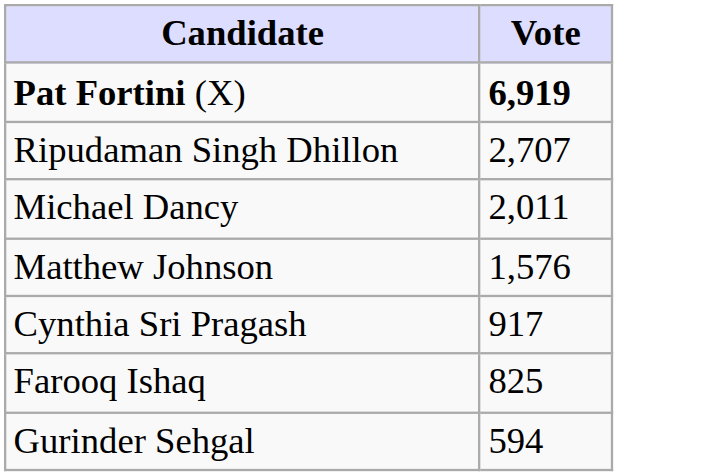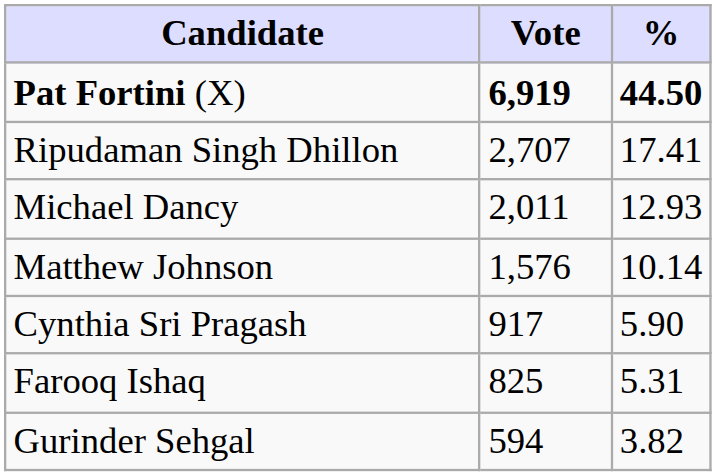+ column: (661, 33)
